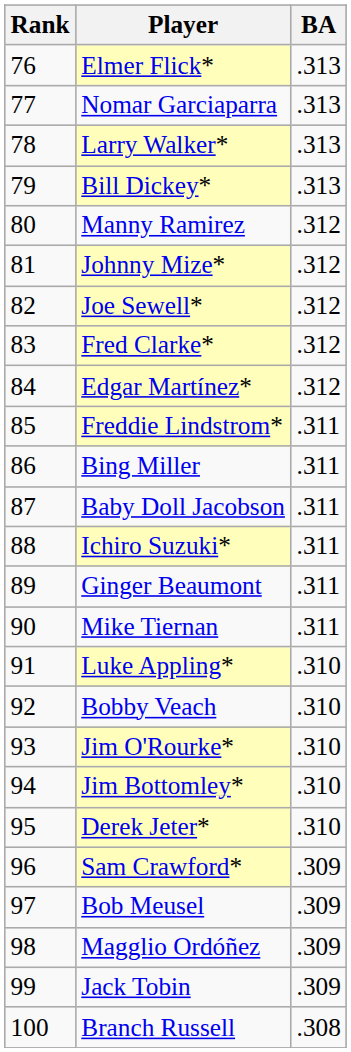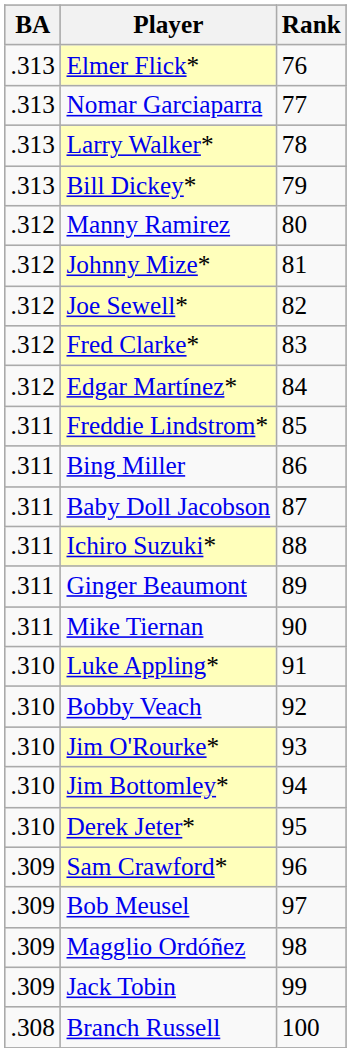columns swapped: (40, 24) <-> (319, 24)
